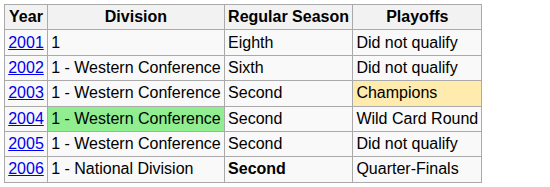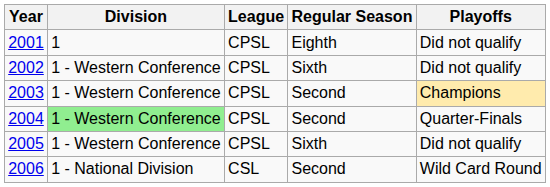+ column: (256, 17)
(417, 118) Wild Card Round -> (471, 118) Quarter-Finals
(255, 144) Second -> (309, 144) Sixth
(257, 169) bold -> (319, 169) normal
(408, 169) Quarter-Finals -> (481, 169) Wild Card Round
